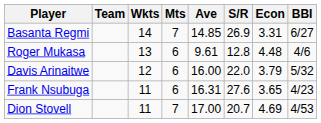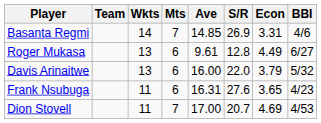(302, 33) 6/27 -> (302, 33) 4/6
(270, 52) 4.48 -> (270, 52) 4.49
(302, 52) 4/6 -> (302, 52) 6/27
(145, 71) 12 -> (145, 71) 13
